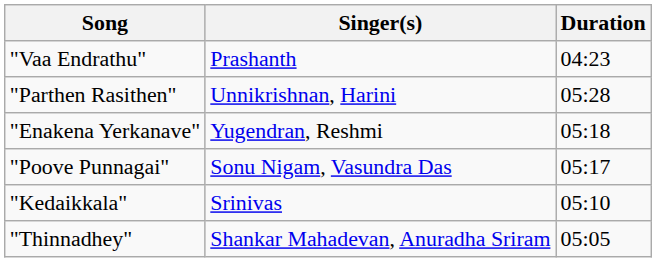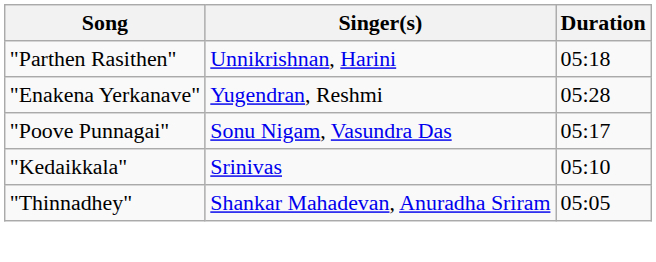- row: (78, 58)
(586, 94) 05:28 -> (586, 58) 05:18
(586, 131) 05:18 -> (586, 94) 05:28
